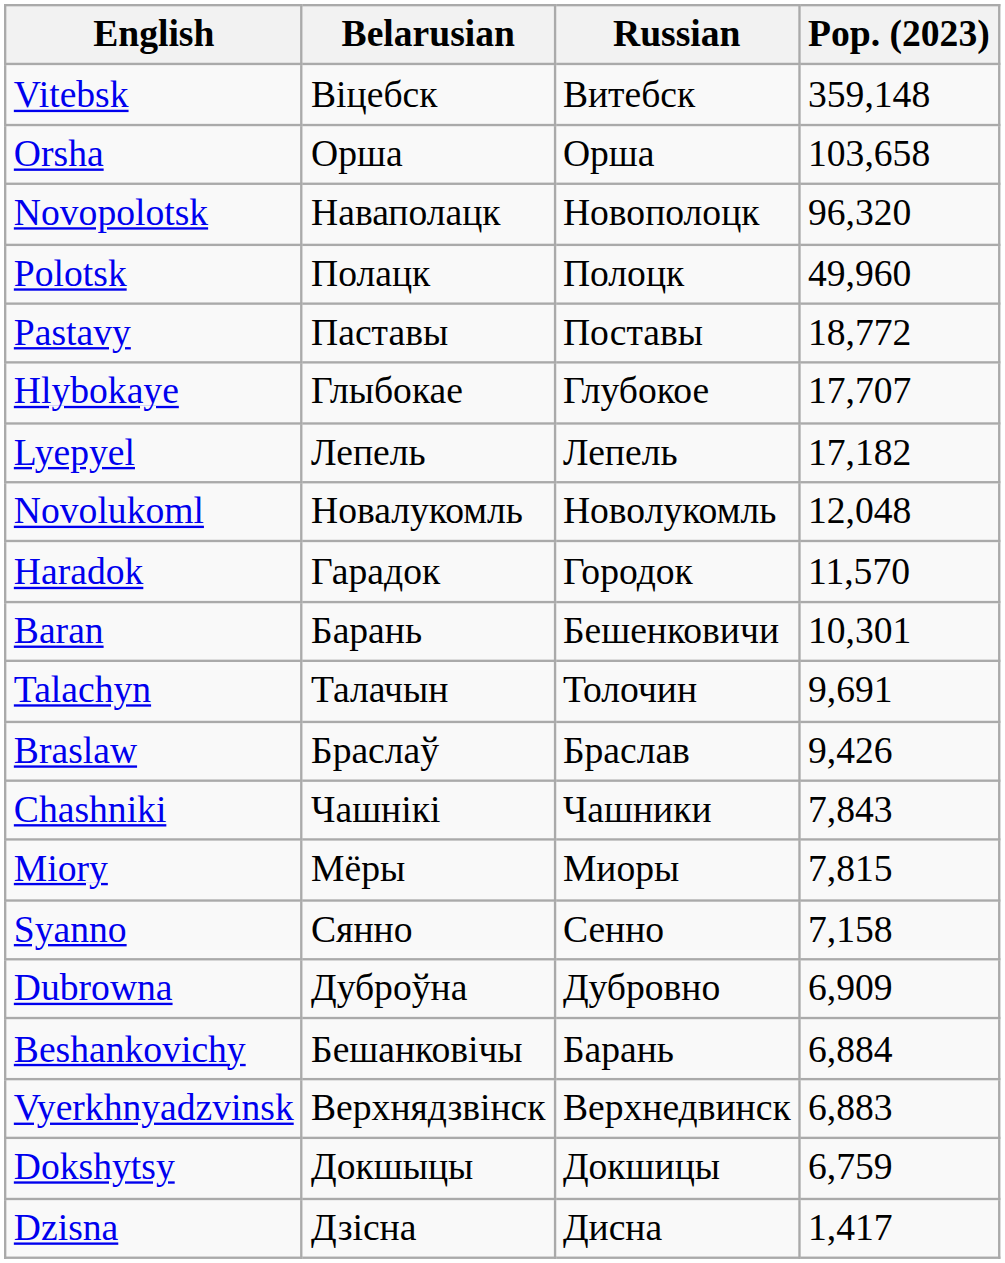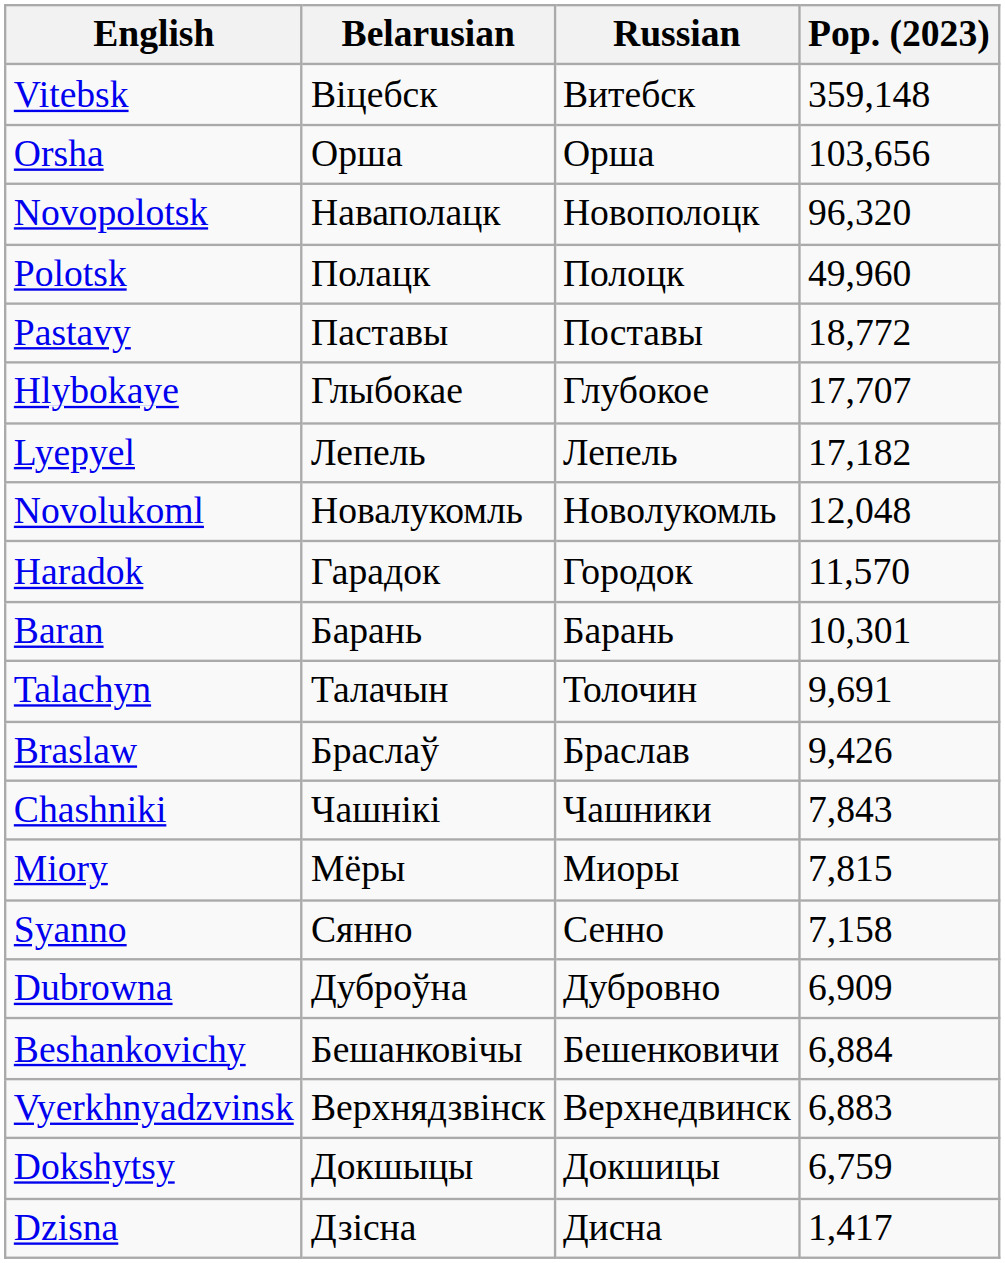(869, 153) 103,658 -> (869, 153) 103,656
(671, 630) Бешенковичи -> (618, 630) Барань
(618, 1048) Барань -> (671, 1048) Бешенковичи
